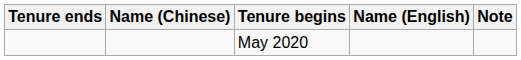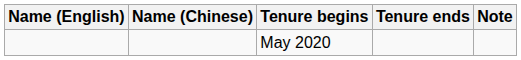columns swapped: (412, 17) <-> (55, 17)
